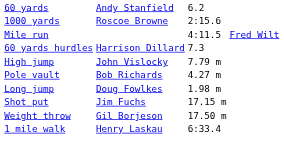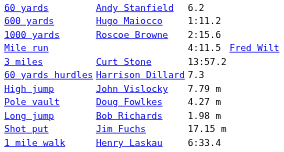+ row: (29, 21)
+ row: (24, 61)
(129, 75) Bob Richards -> (129, 102) Doug Fowlkes
(129, 88) Doug Fowlkes -> (129, 115) Bob Richards
- row: (37, 115)
